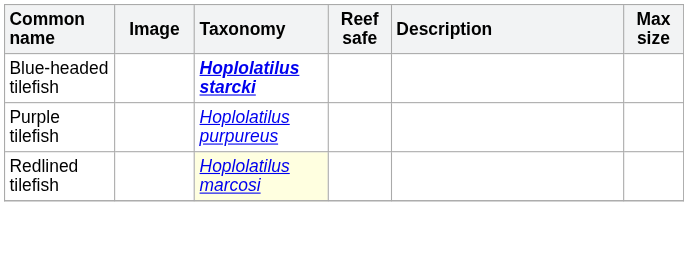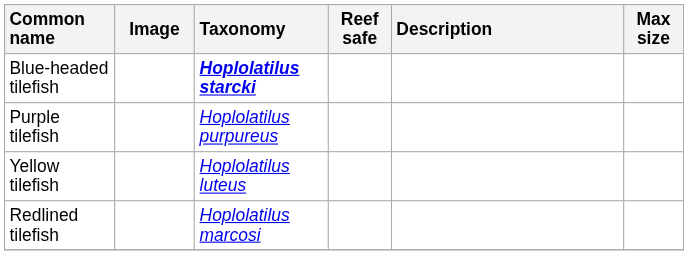+ row: (34, 176)
(245, 176) lightyellow background -> (245, 225) no background
